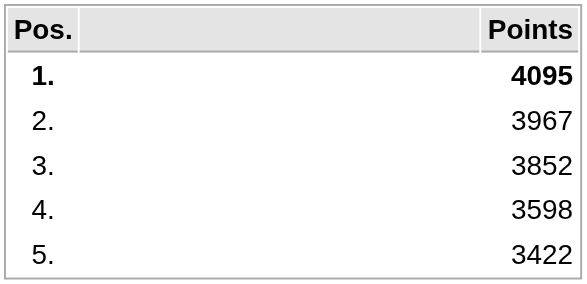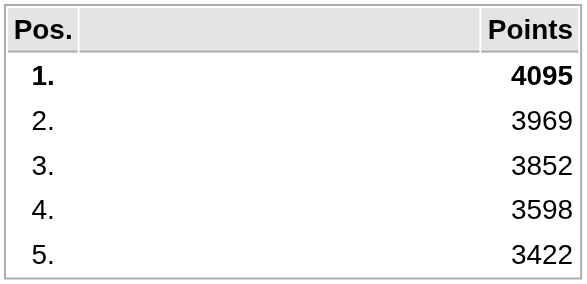(542, 120) 3967 -> (542, 120) 3969
